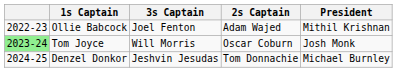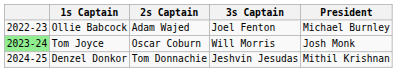columns swapped: (261, 12) <-> (175, 12)
(346, 28) Mithil Krishnan -> (346, 28) Michael Burnley
(346, 59) Michael Burnley -> (346, 59) Mithil Krishnan
